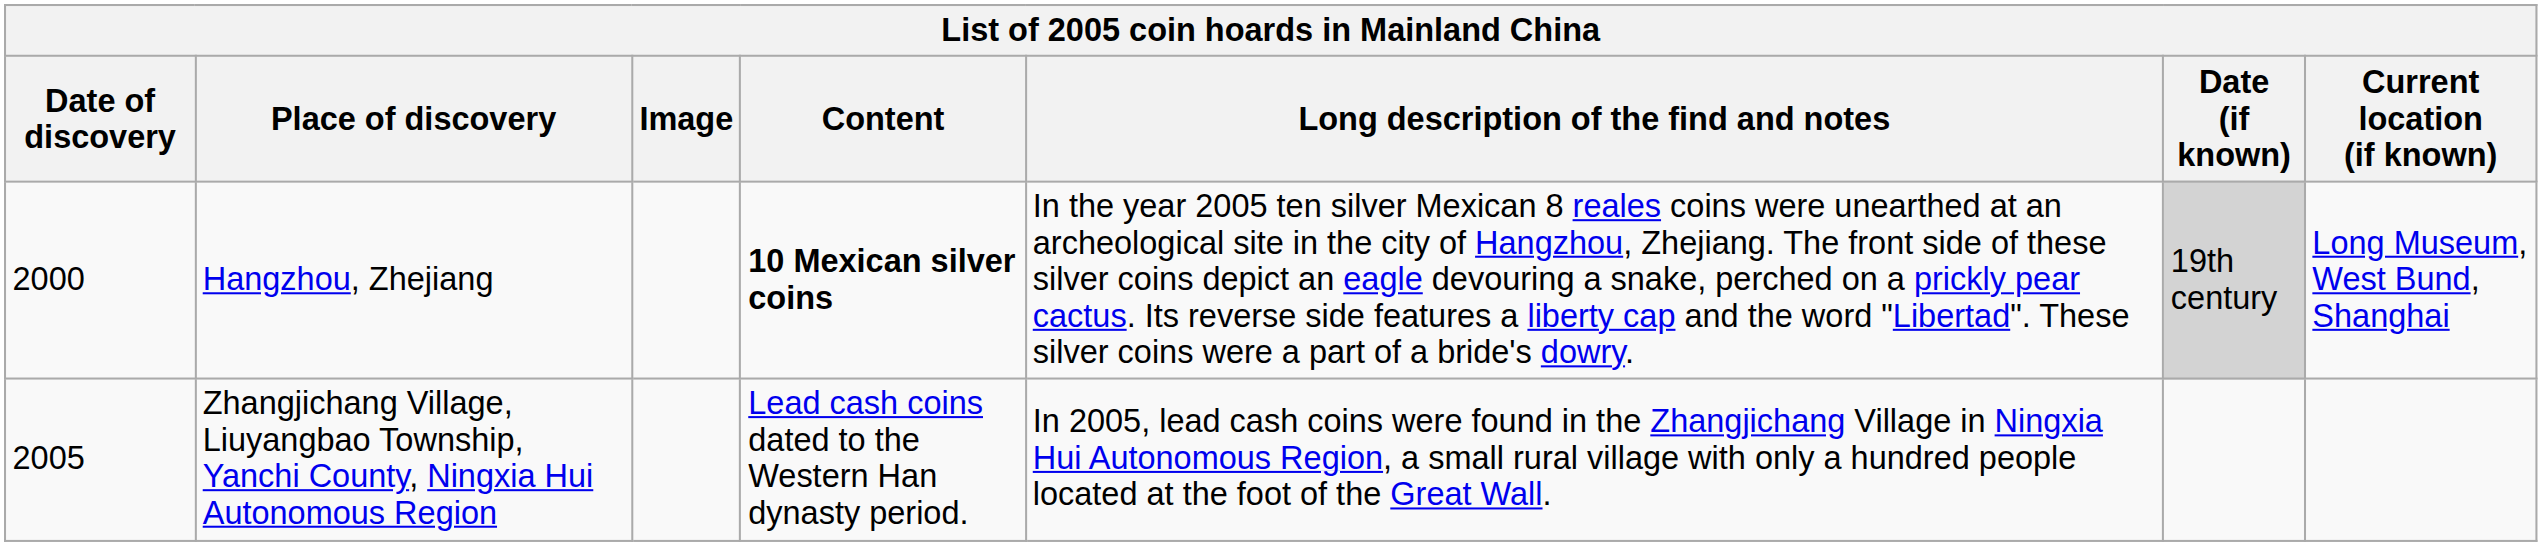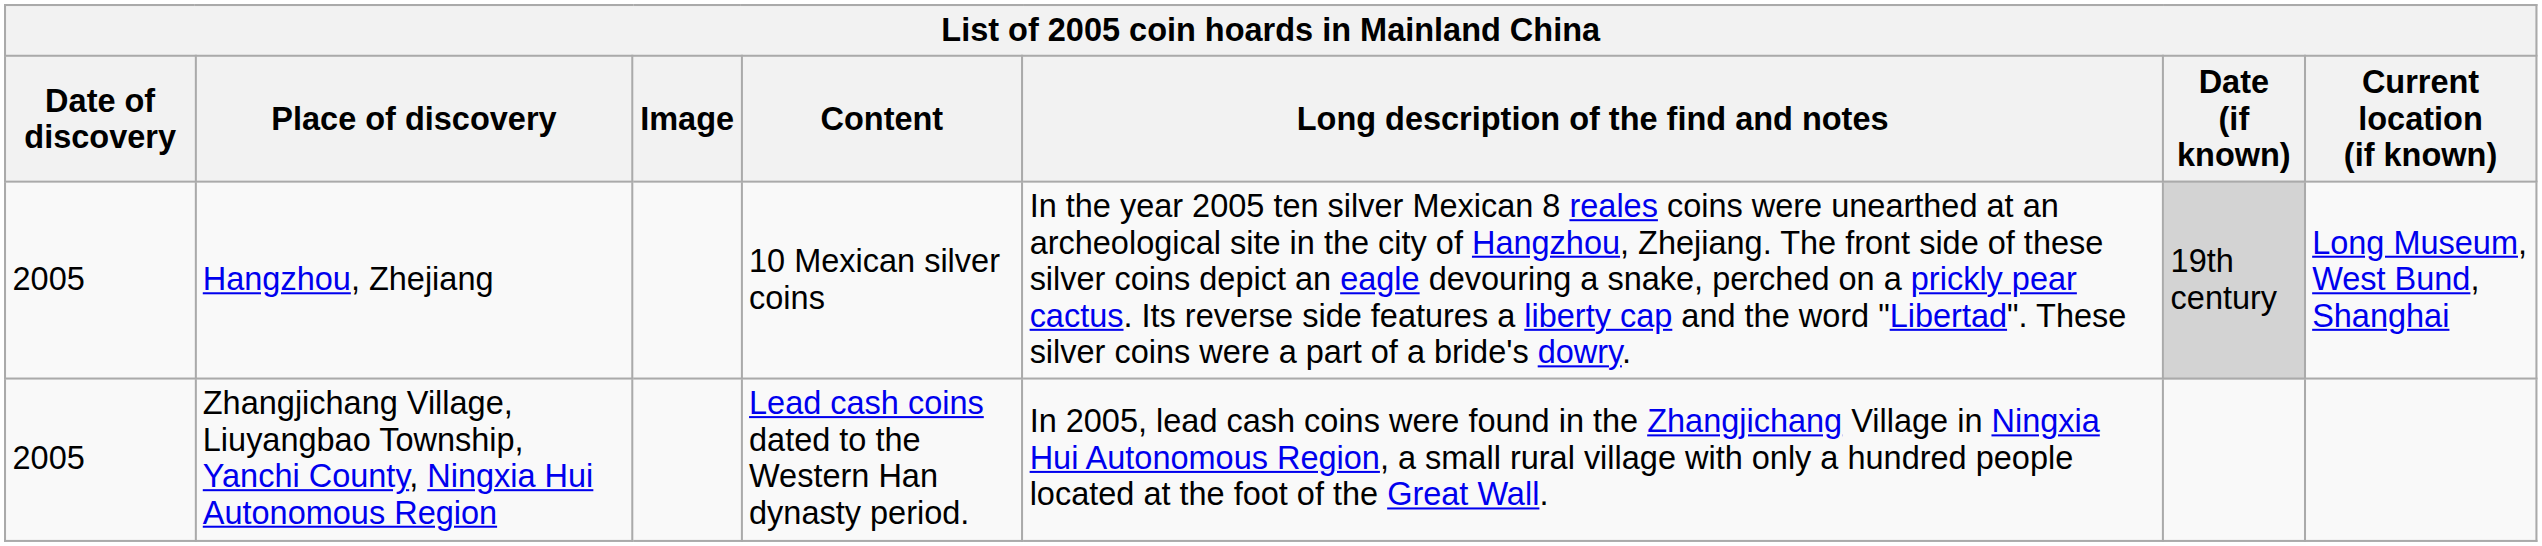(49, 279) 2000 -> (49, 279) 2005
(882, 279) bold -> (875, 279) normal
